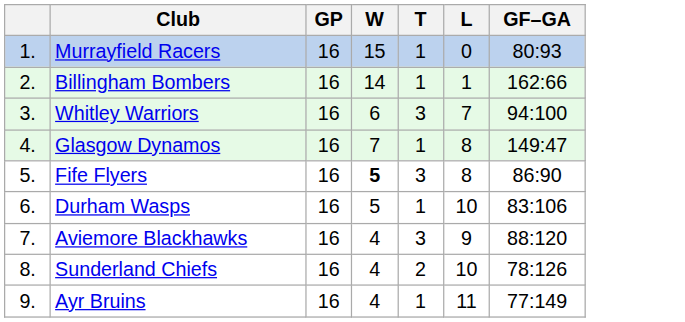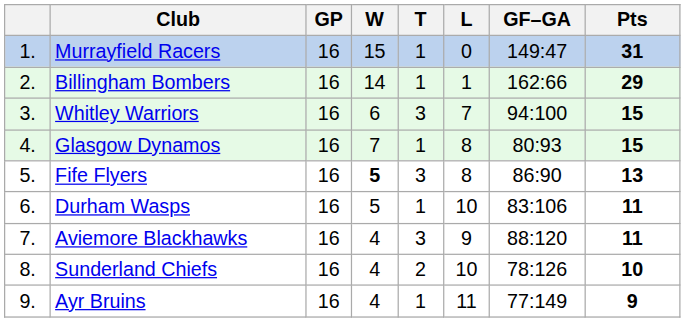+ column: (632, 20)
(537, 51) 80:93 -> (537, 51) 149:47
(537, 144) 149:47 -> (537, 144) 80:93
